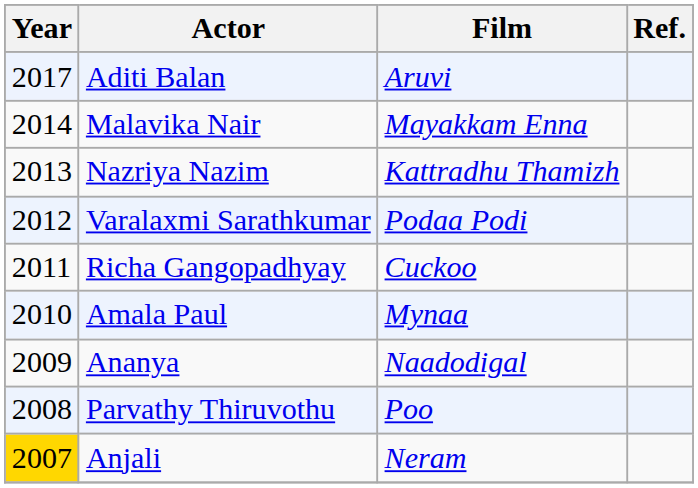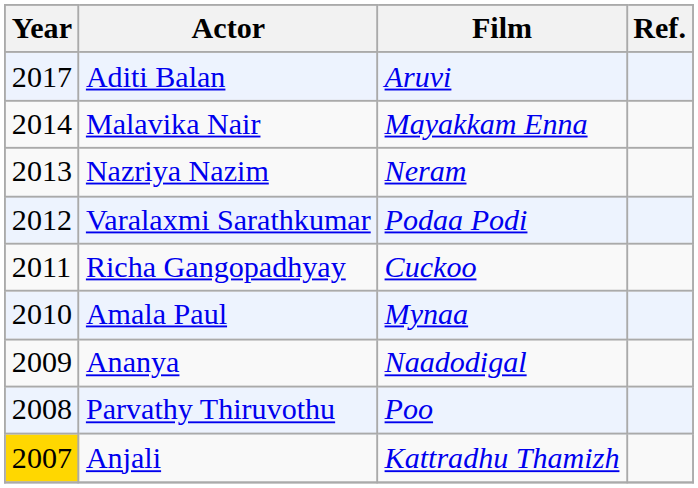(502, 171) Kattradhu Thamizh -> (426, 171) Neram
(426, 457) Neram -> (502, 457) Kattradhu Thamizh
